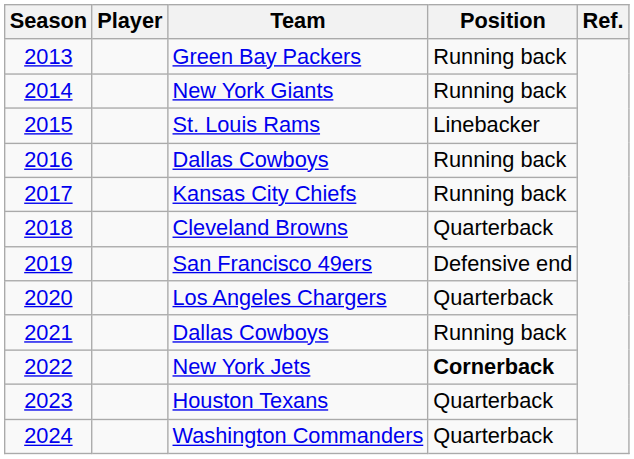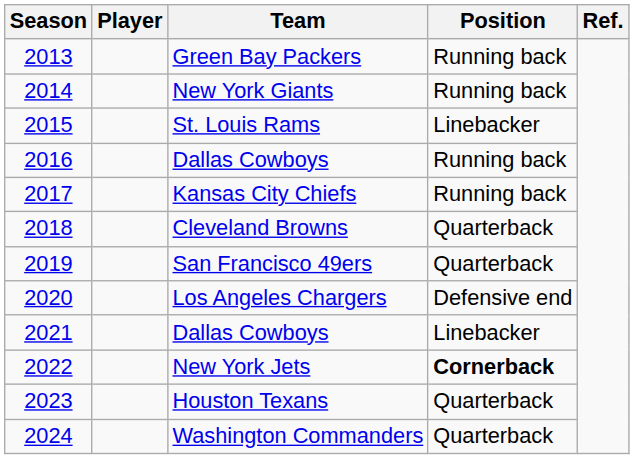(503, 263) Defensive end -> (493, 263) Quarterback
(493, 297) Quarterback -> (503, 297) Defensive end
(500, 332) Running back -> (487, 332) Linebacker
